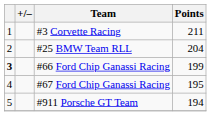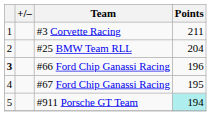(196, 66) 199 -> (196, 66) 196
(196, 102) no background -> (196, 102) paleturquoise background
